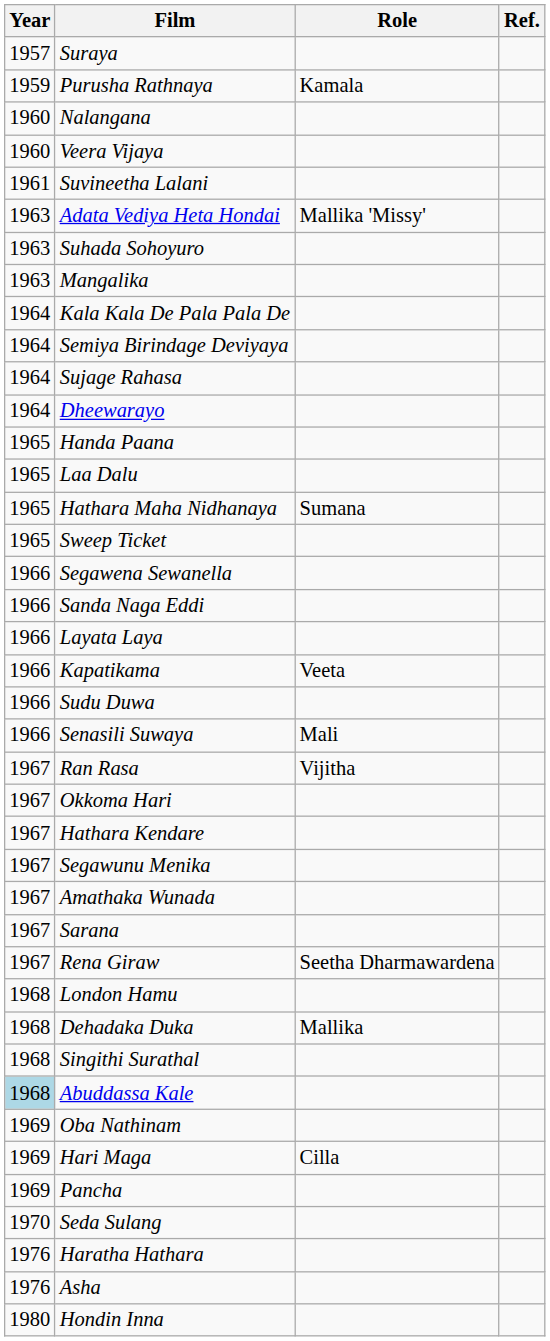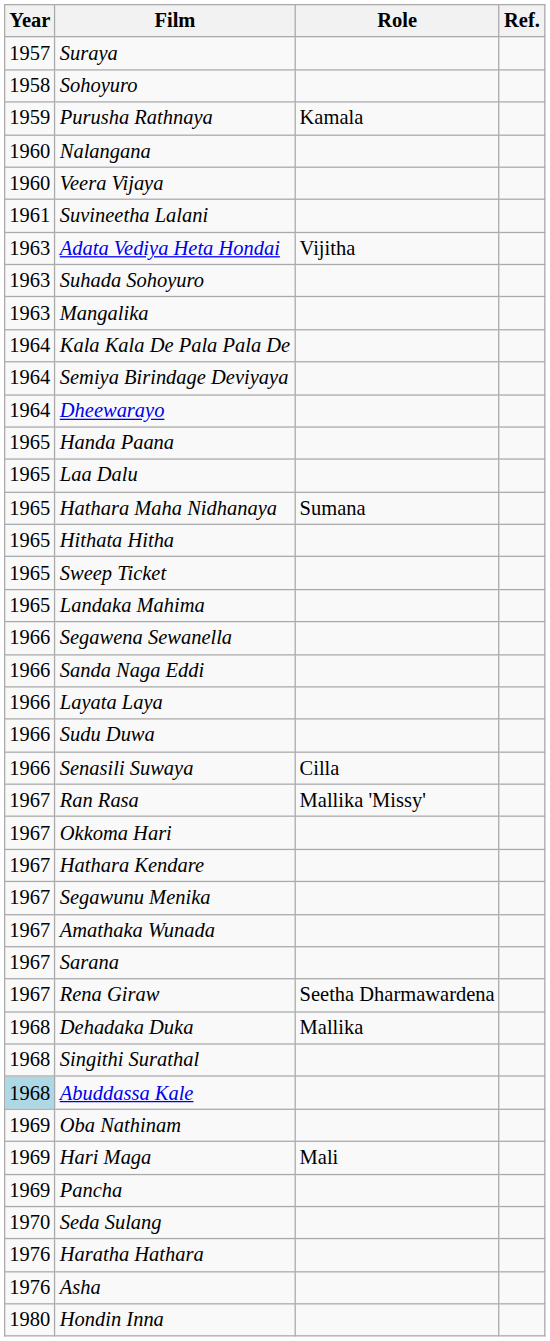+ row: (99, 85)
(363, 215) Mallika 'Missy' -> (327, 248) Vijitha
- row: (121, 378)
+ row: (117, 540)
+ row: (132, 605)
- row: (110, 670)
(319, 735) Mali -> (319, 767) Cilla
(327, 767) Vijitha -> (363, 800) Mallika 'Missy'
- row: (119, 995)
(319, 1157) Cilla -> (319, 1157) Mali
